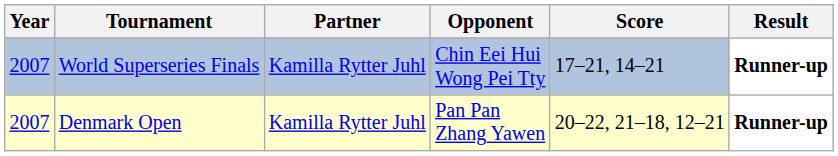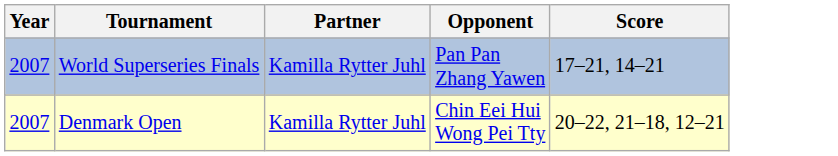- column: (781, 21)
(490, 66) Chin Eei Hui Wong Pei Tty -> (490, 66) Pan Pan Zhang Yawen
(490, 122) Pan Pan Zhang Yawen -> (490, 122) Chin Eei Hui Wong Pei Tty
